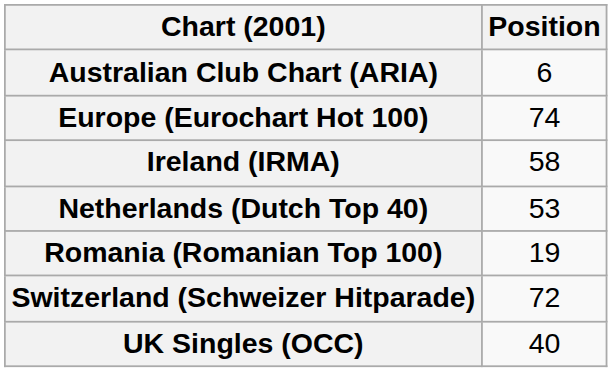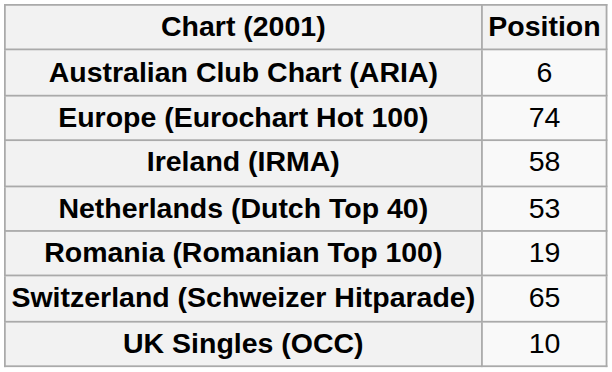(544, 298) 72 -> (544, 298) 65
(544, 343) 40 -> (544, 343) 10
